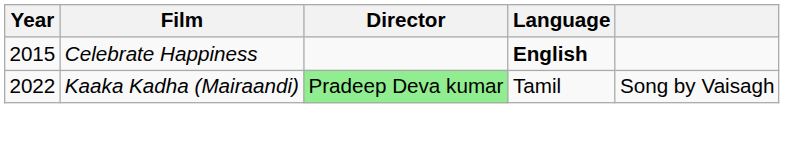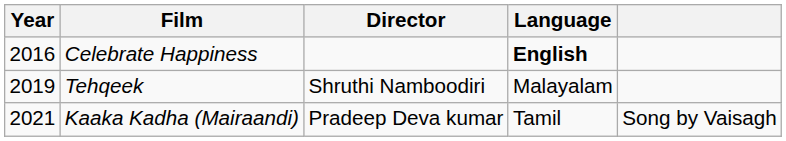(32, 53) 2015 -> (32, 53) 2016
+ row: (104, 86)
(32, 86) 2022 -> (32, 119) 2021
(406, 86) lightgreen background -> (406, 119) no background
